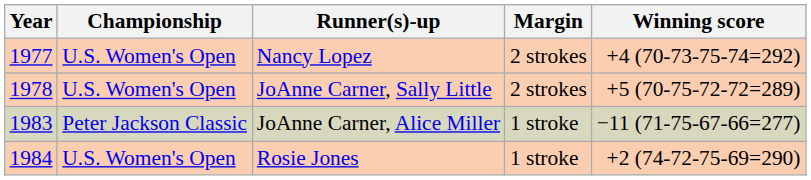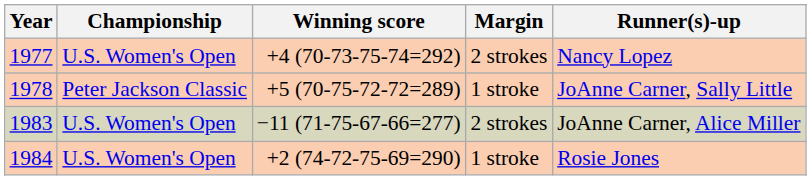columns swapped: (699, 21) <-> (378, 21)
(149, 89) U.S. Women's Open -> (155, 89) Peter Jackson Classic
(548, 89) 2 strokes -> (505, 89) 1 stroke
(155, 123) Peter Jackson Classic -> (149, 123) U.S. Women's Open
(544, 123) 1 stroke -> (509, 123) 2 strokes
